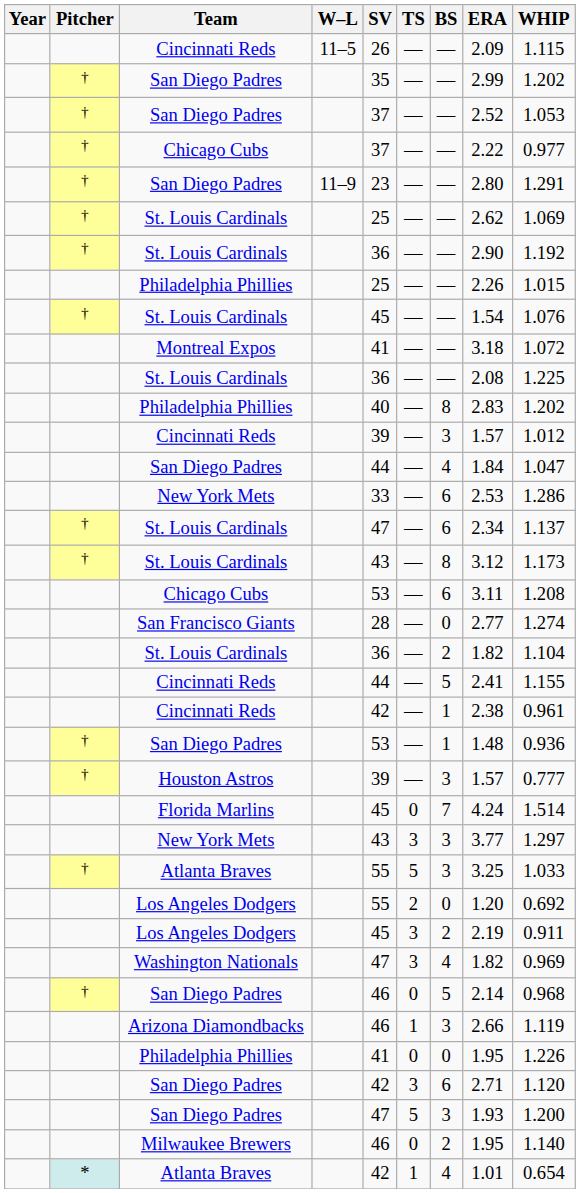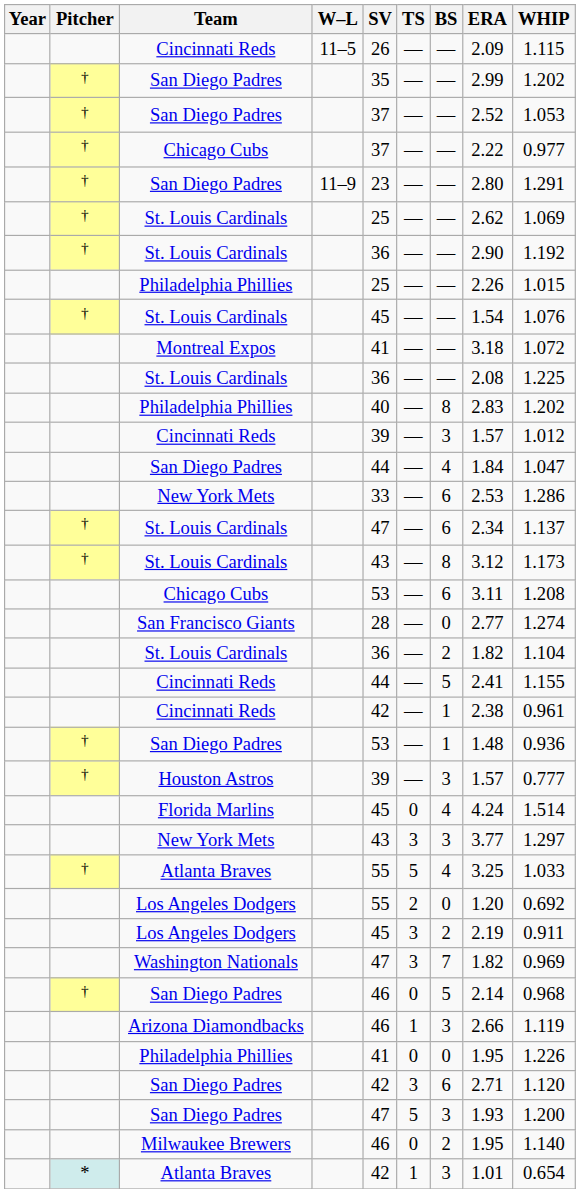(446, 810) 7 -> (446, 810) 4
(446, 871) 3 -> (446, 871) 4
(446, 962) 4 -> (446, 962) 7
(446, 1173) 4 -> (446, 1173) 3
